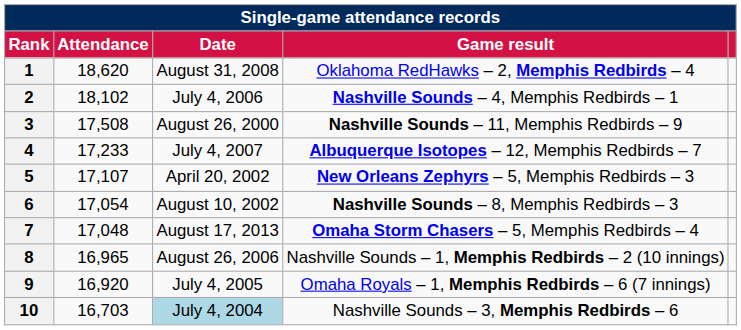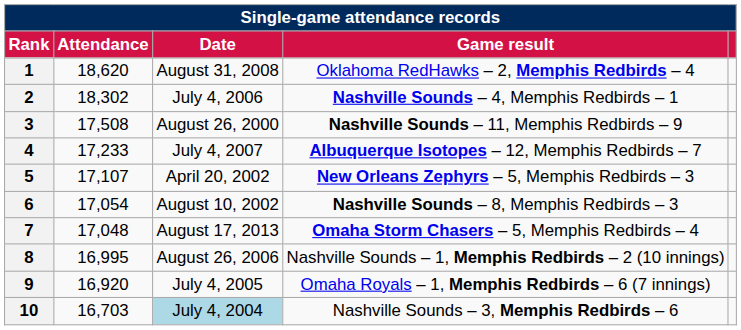(103, 97) 18,102 -> (103, 97) 18,302
(103, 257) 16,965 -> (103, 257) 16,995
